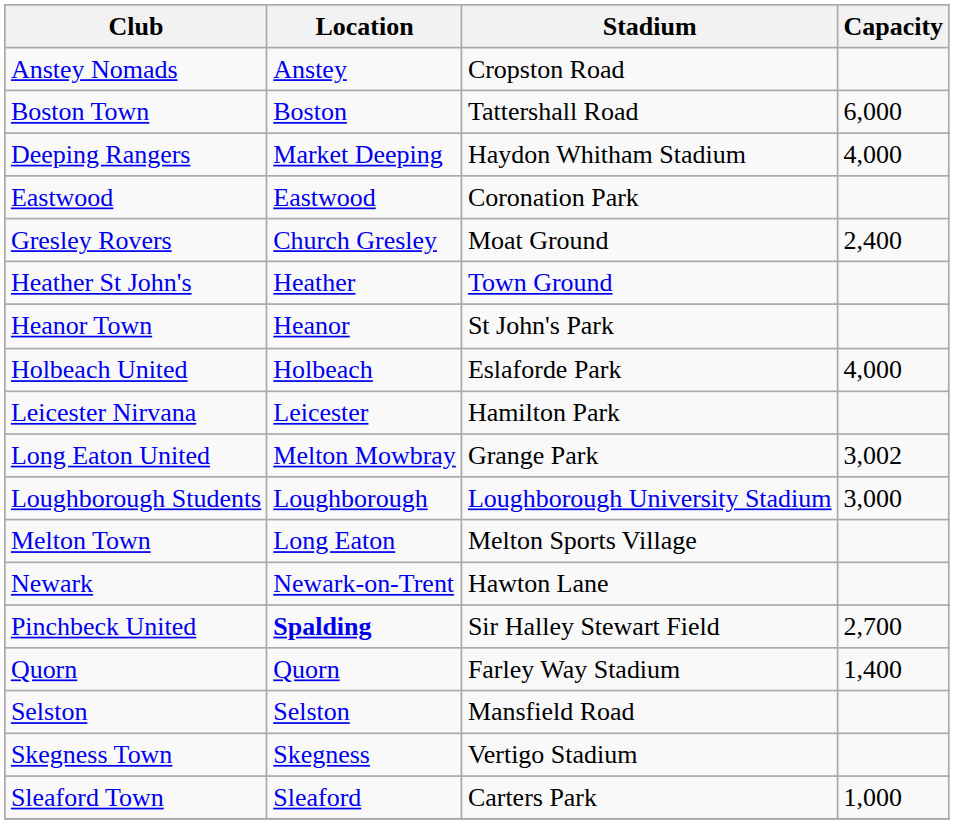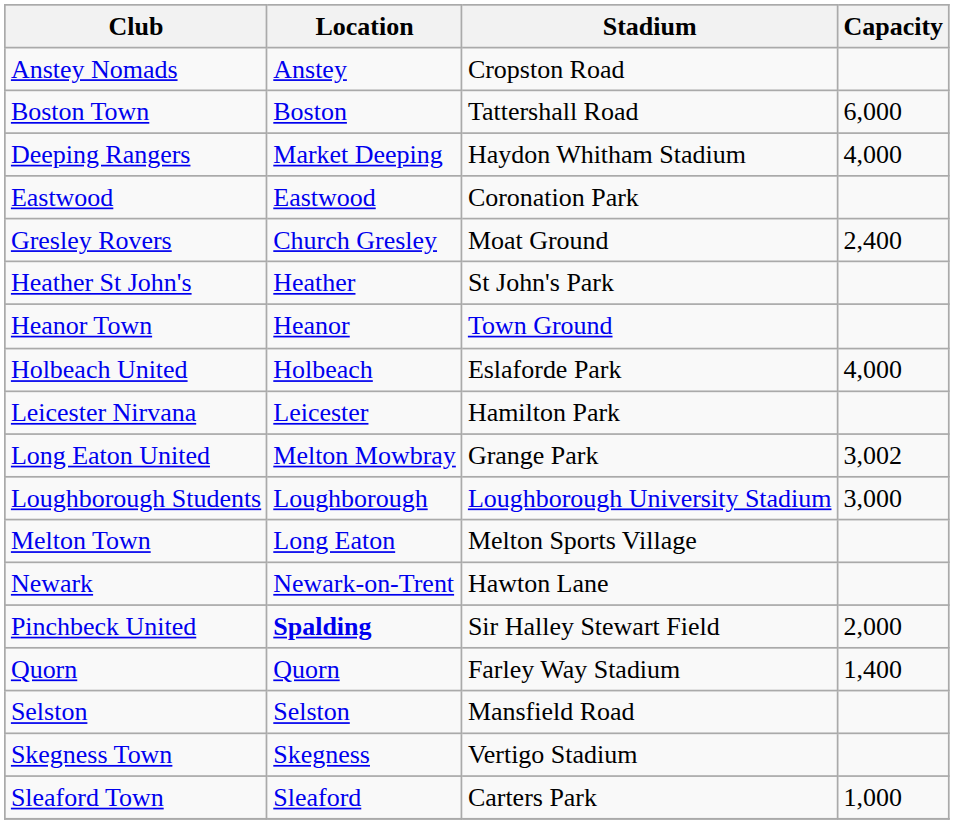(540, 283) Town Ground -> (541, 283) St John's Park
(541, 326) St John's Park -> (540, 326) Town Ground
(873, 626) 2,700 -> (873, 626) 2,000
